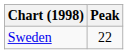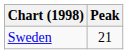(105, 37) 22 -> (105, 37) 21
